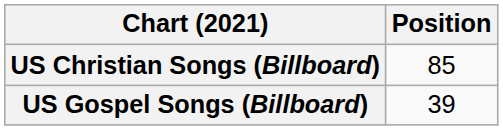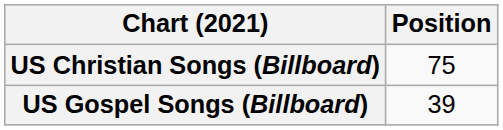(442, 64) 85 -> (442, 64) 75
